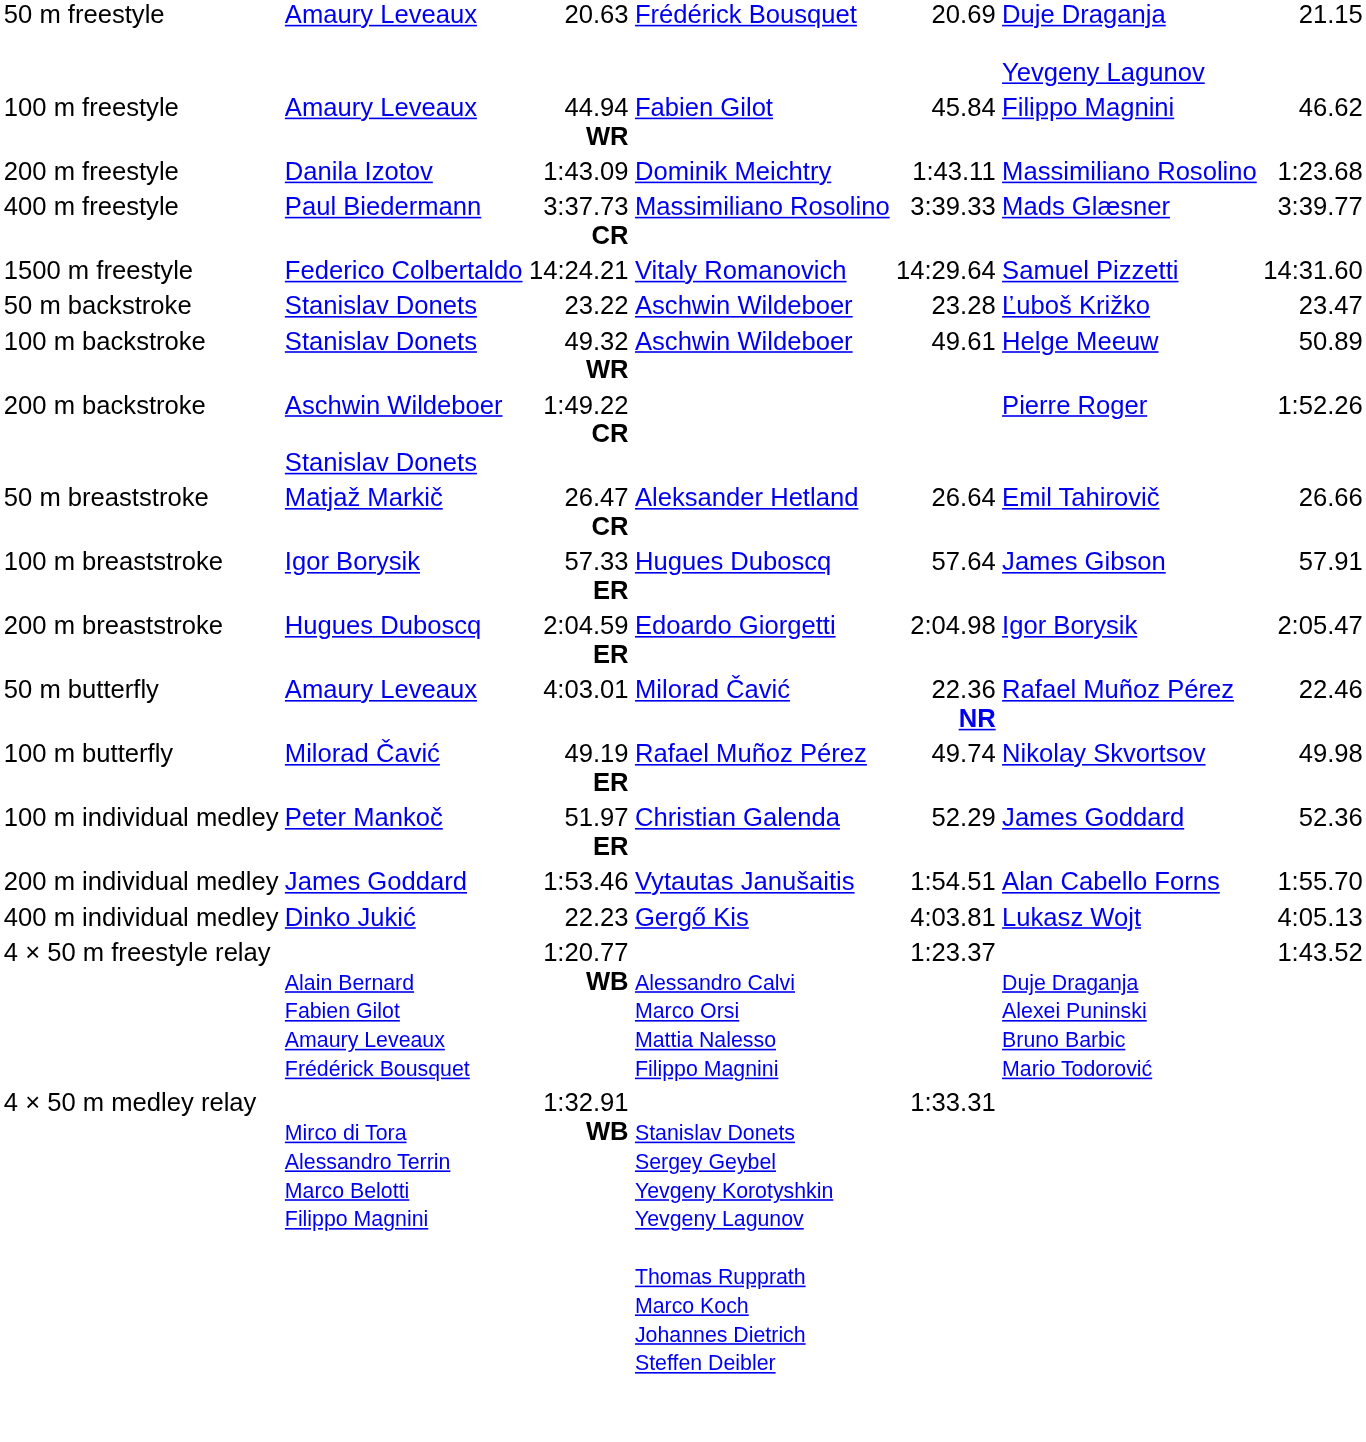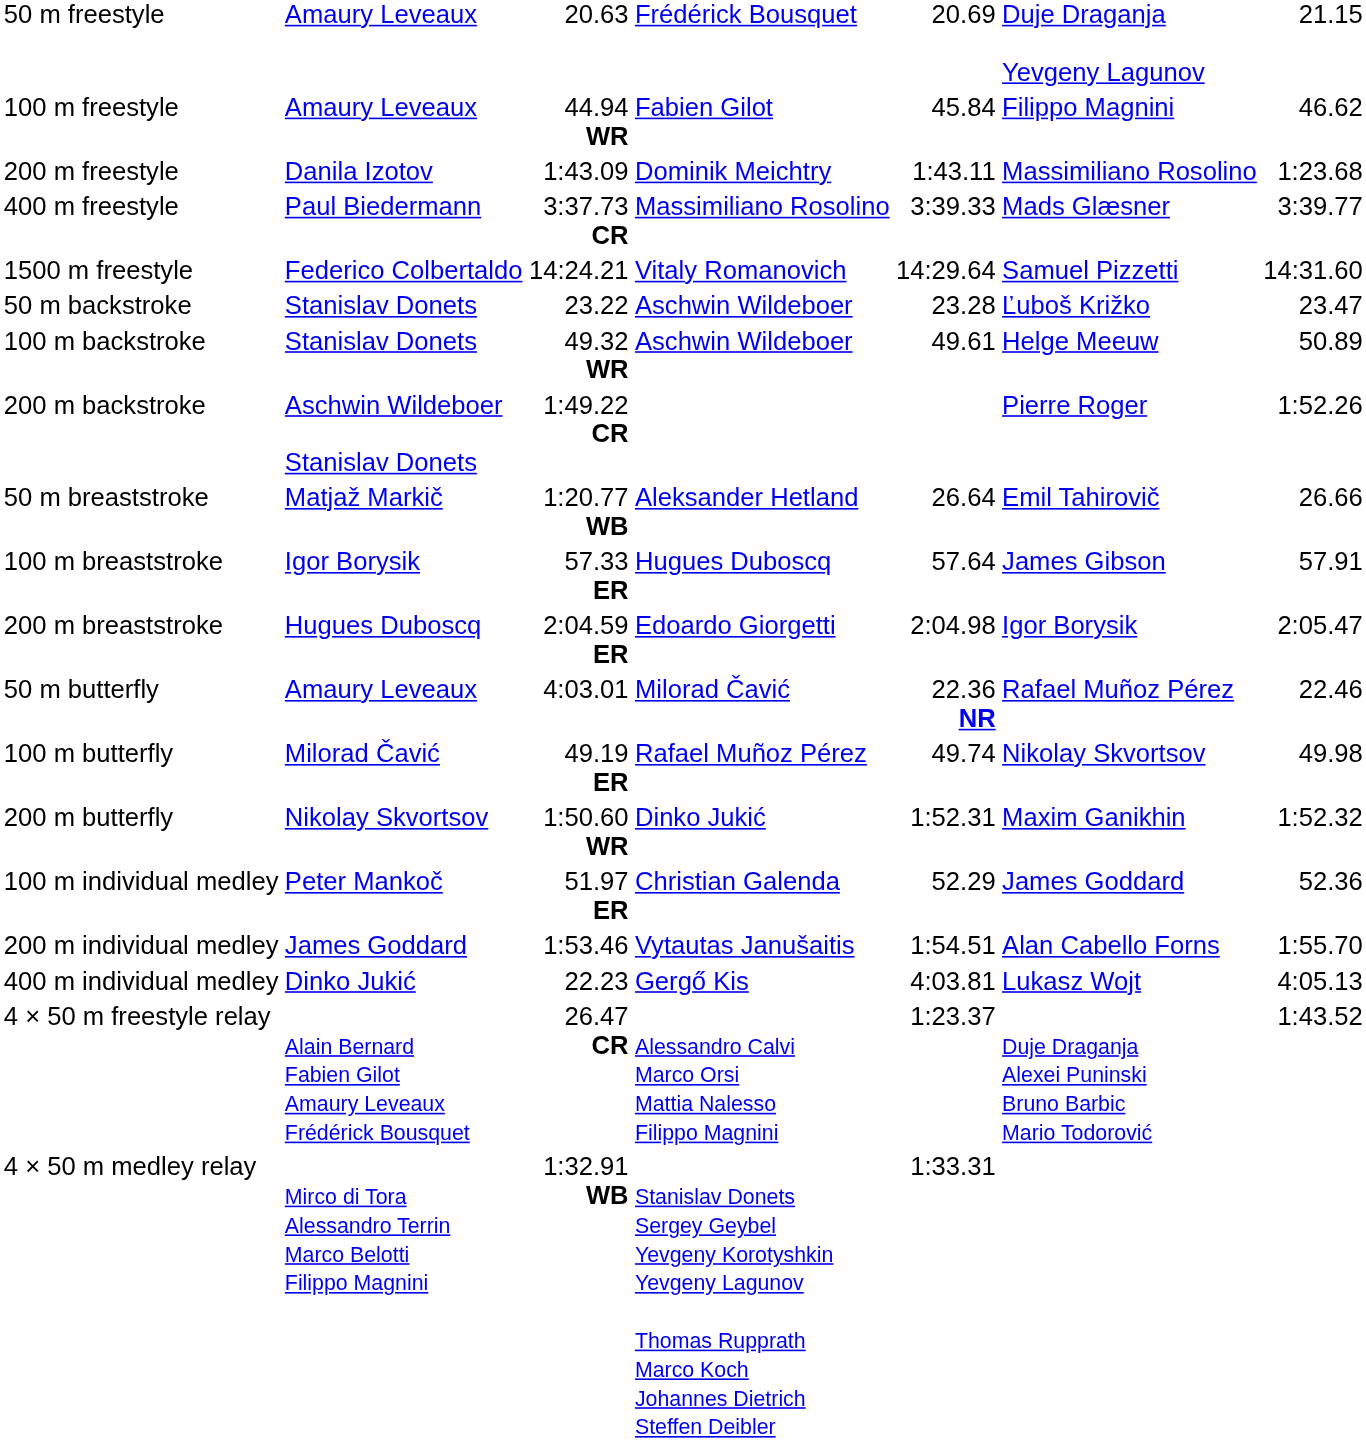(597, 512) 26.47 CR -> (586, 512) 1:20.77 WB
+ row: (88, 818)
(586, 966) 1:20.77 WB -> (597, 1030) 26.47 CR
